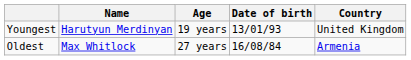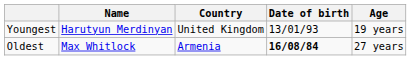columns swapped: (360, 13) <-> (202, 13)
(256, 46) normal -> (294, 46) bold
